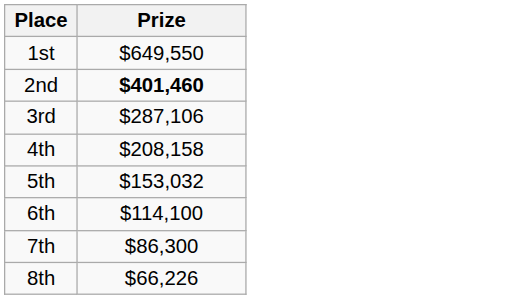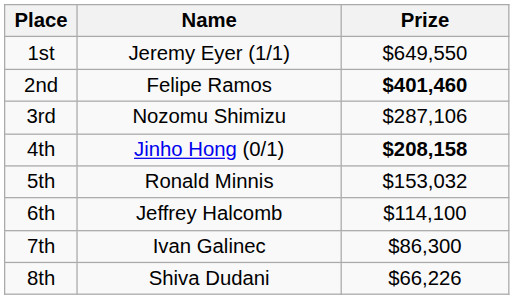+ column: (209, 20)
(162, 149) normal -> (425, 149) bold
